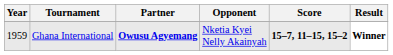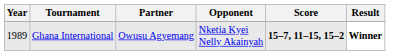(17, 36) 1959 -> (17, 36) 1989
(158, 36) bold -> (156, 36) normal
